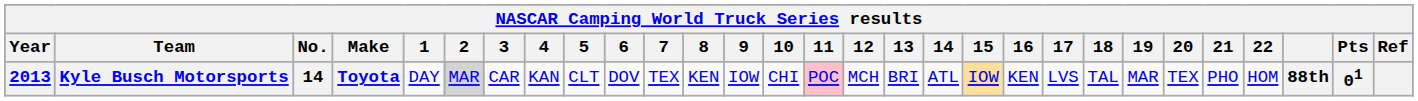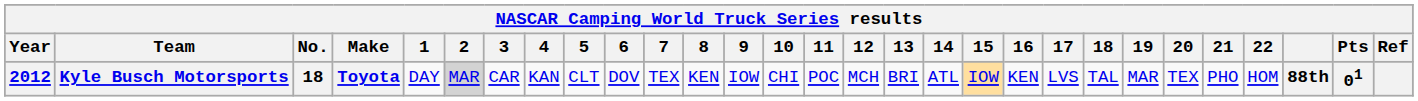(30, 78) 2013 -> (30, 78) 2012
(313, 78) 14 -> (313, 78) 18
(824, 78) pink background -> (824, 78) no background
